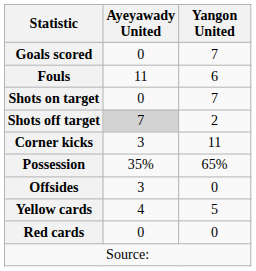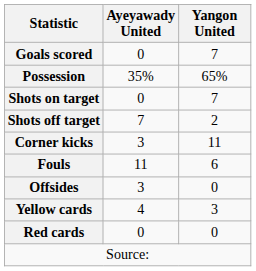rows swapped: (54, 165) <-> (54, 76)
(141, 120) lightgrey background -> (141, 120) no background
(215, 210) 5 -> (215, 210) 3
